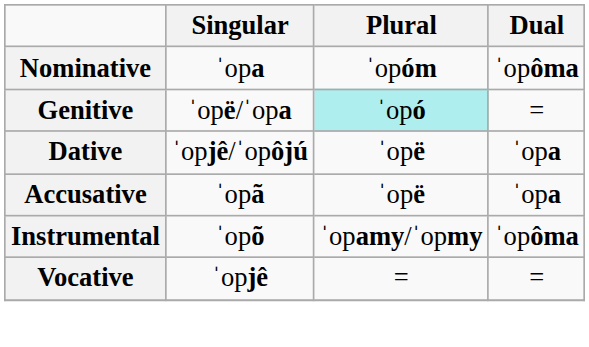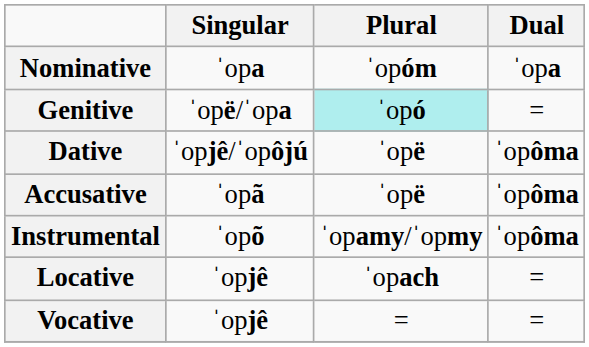(537, 67) ˈopôma -> (537, 67) ˈopa
(537, 151) ˈopa -> (537, 151) ˈopôma
(537, 194) ˈopa -> (537, 194) ˈopôma
+ row: (85, 278)
